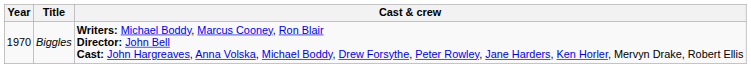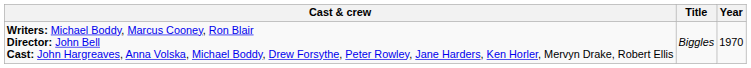columns swapped: (19, 13) <-> (410, 13)
